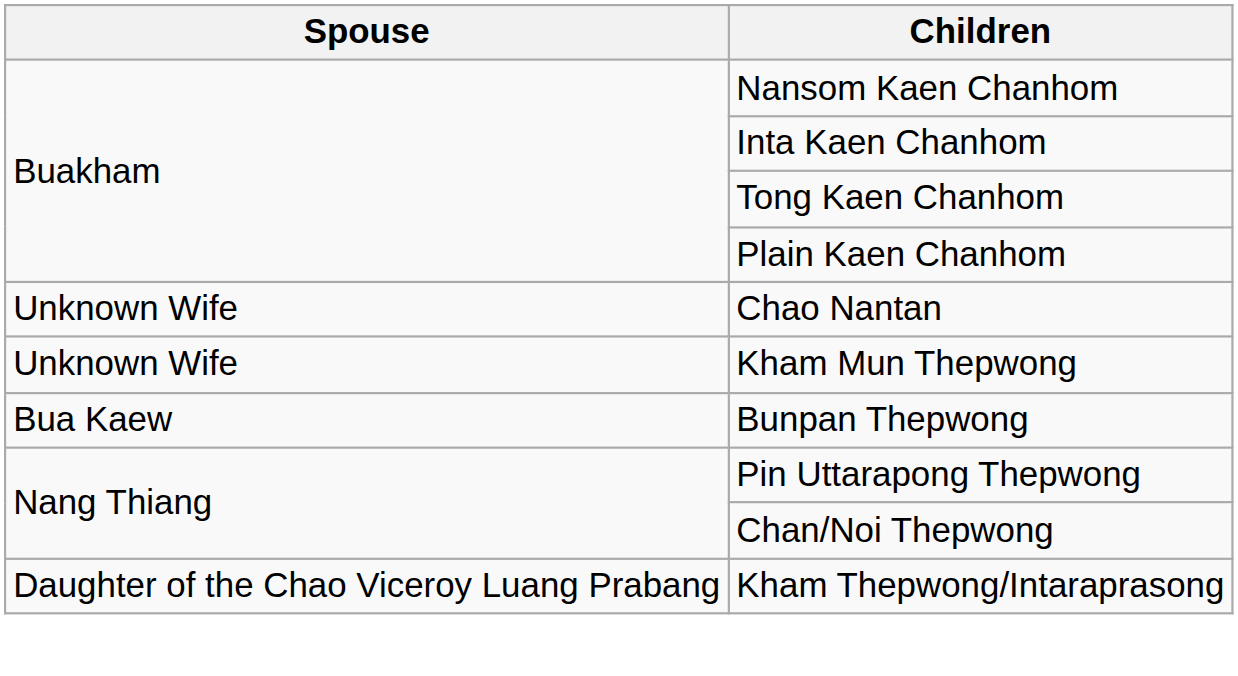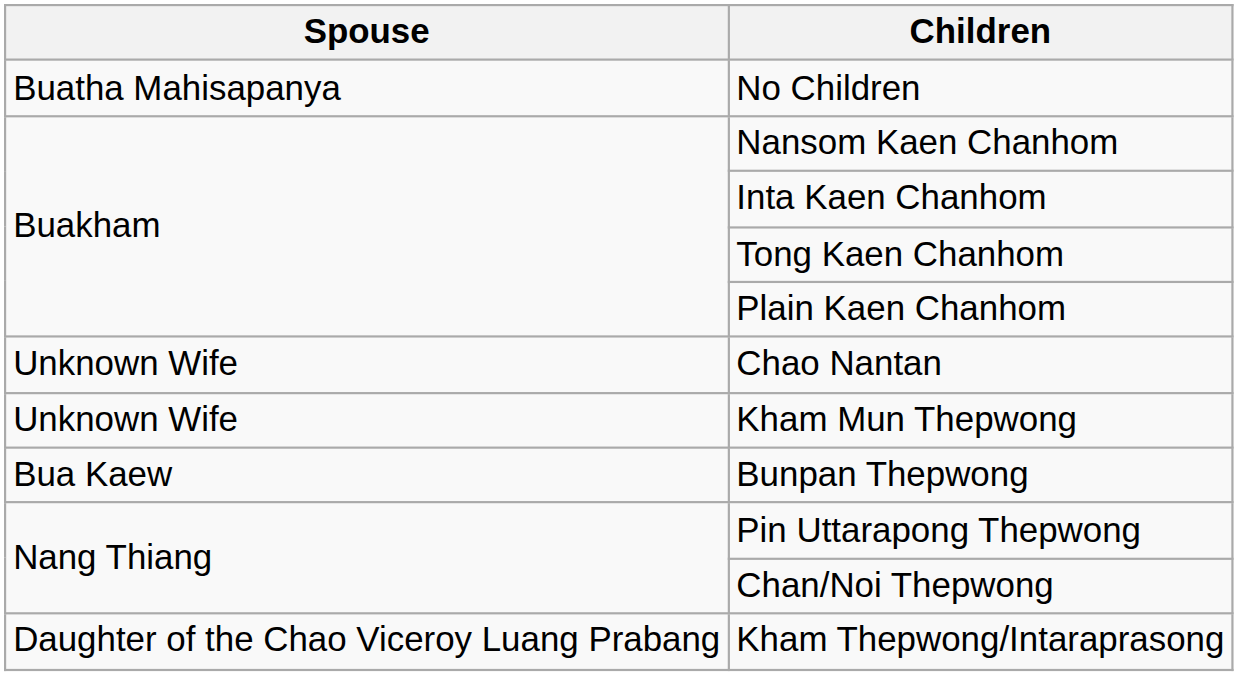+ row: (828, 87)
